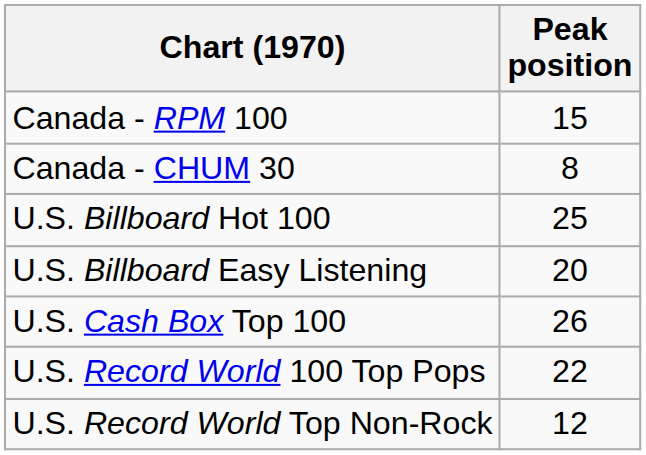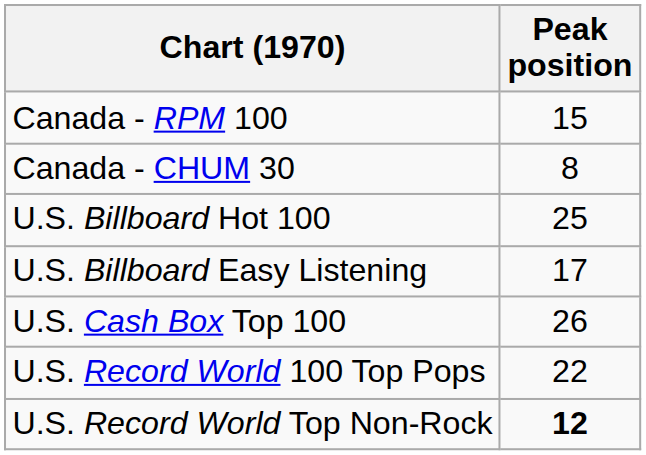(570, 270) 20 -> (570, 270) 17
(570, 423) normal -> (570, 423) bold
